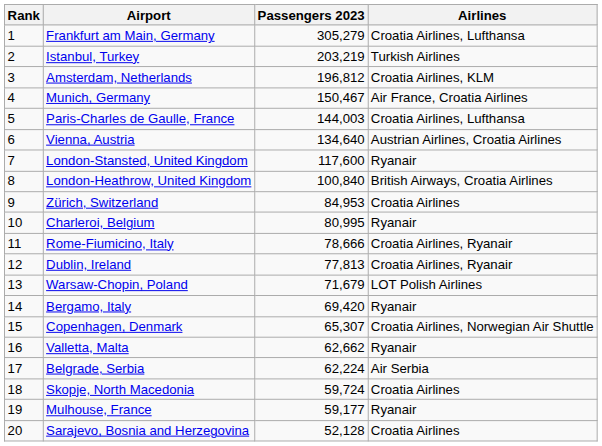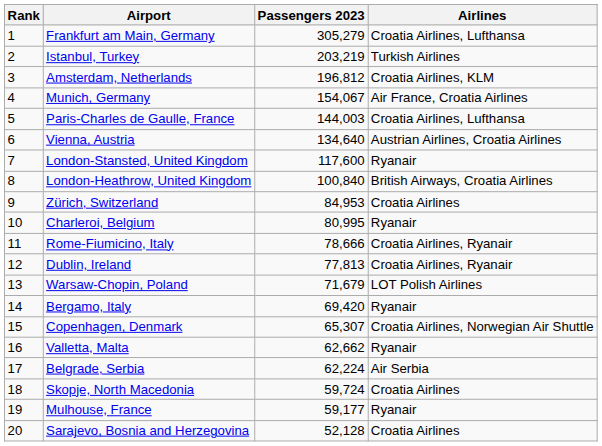(341, 98) 150,467 -> (341, 98) 154,067
